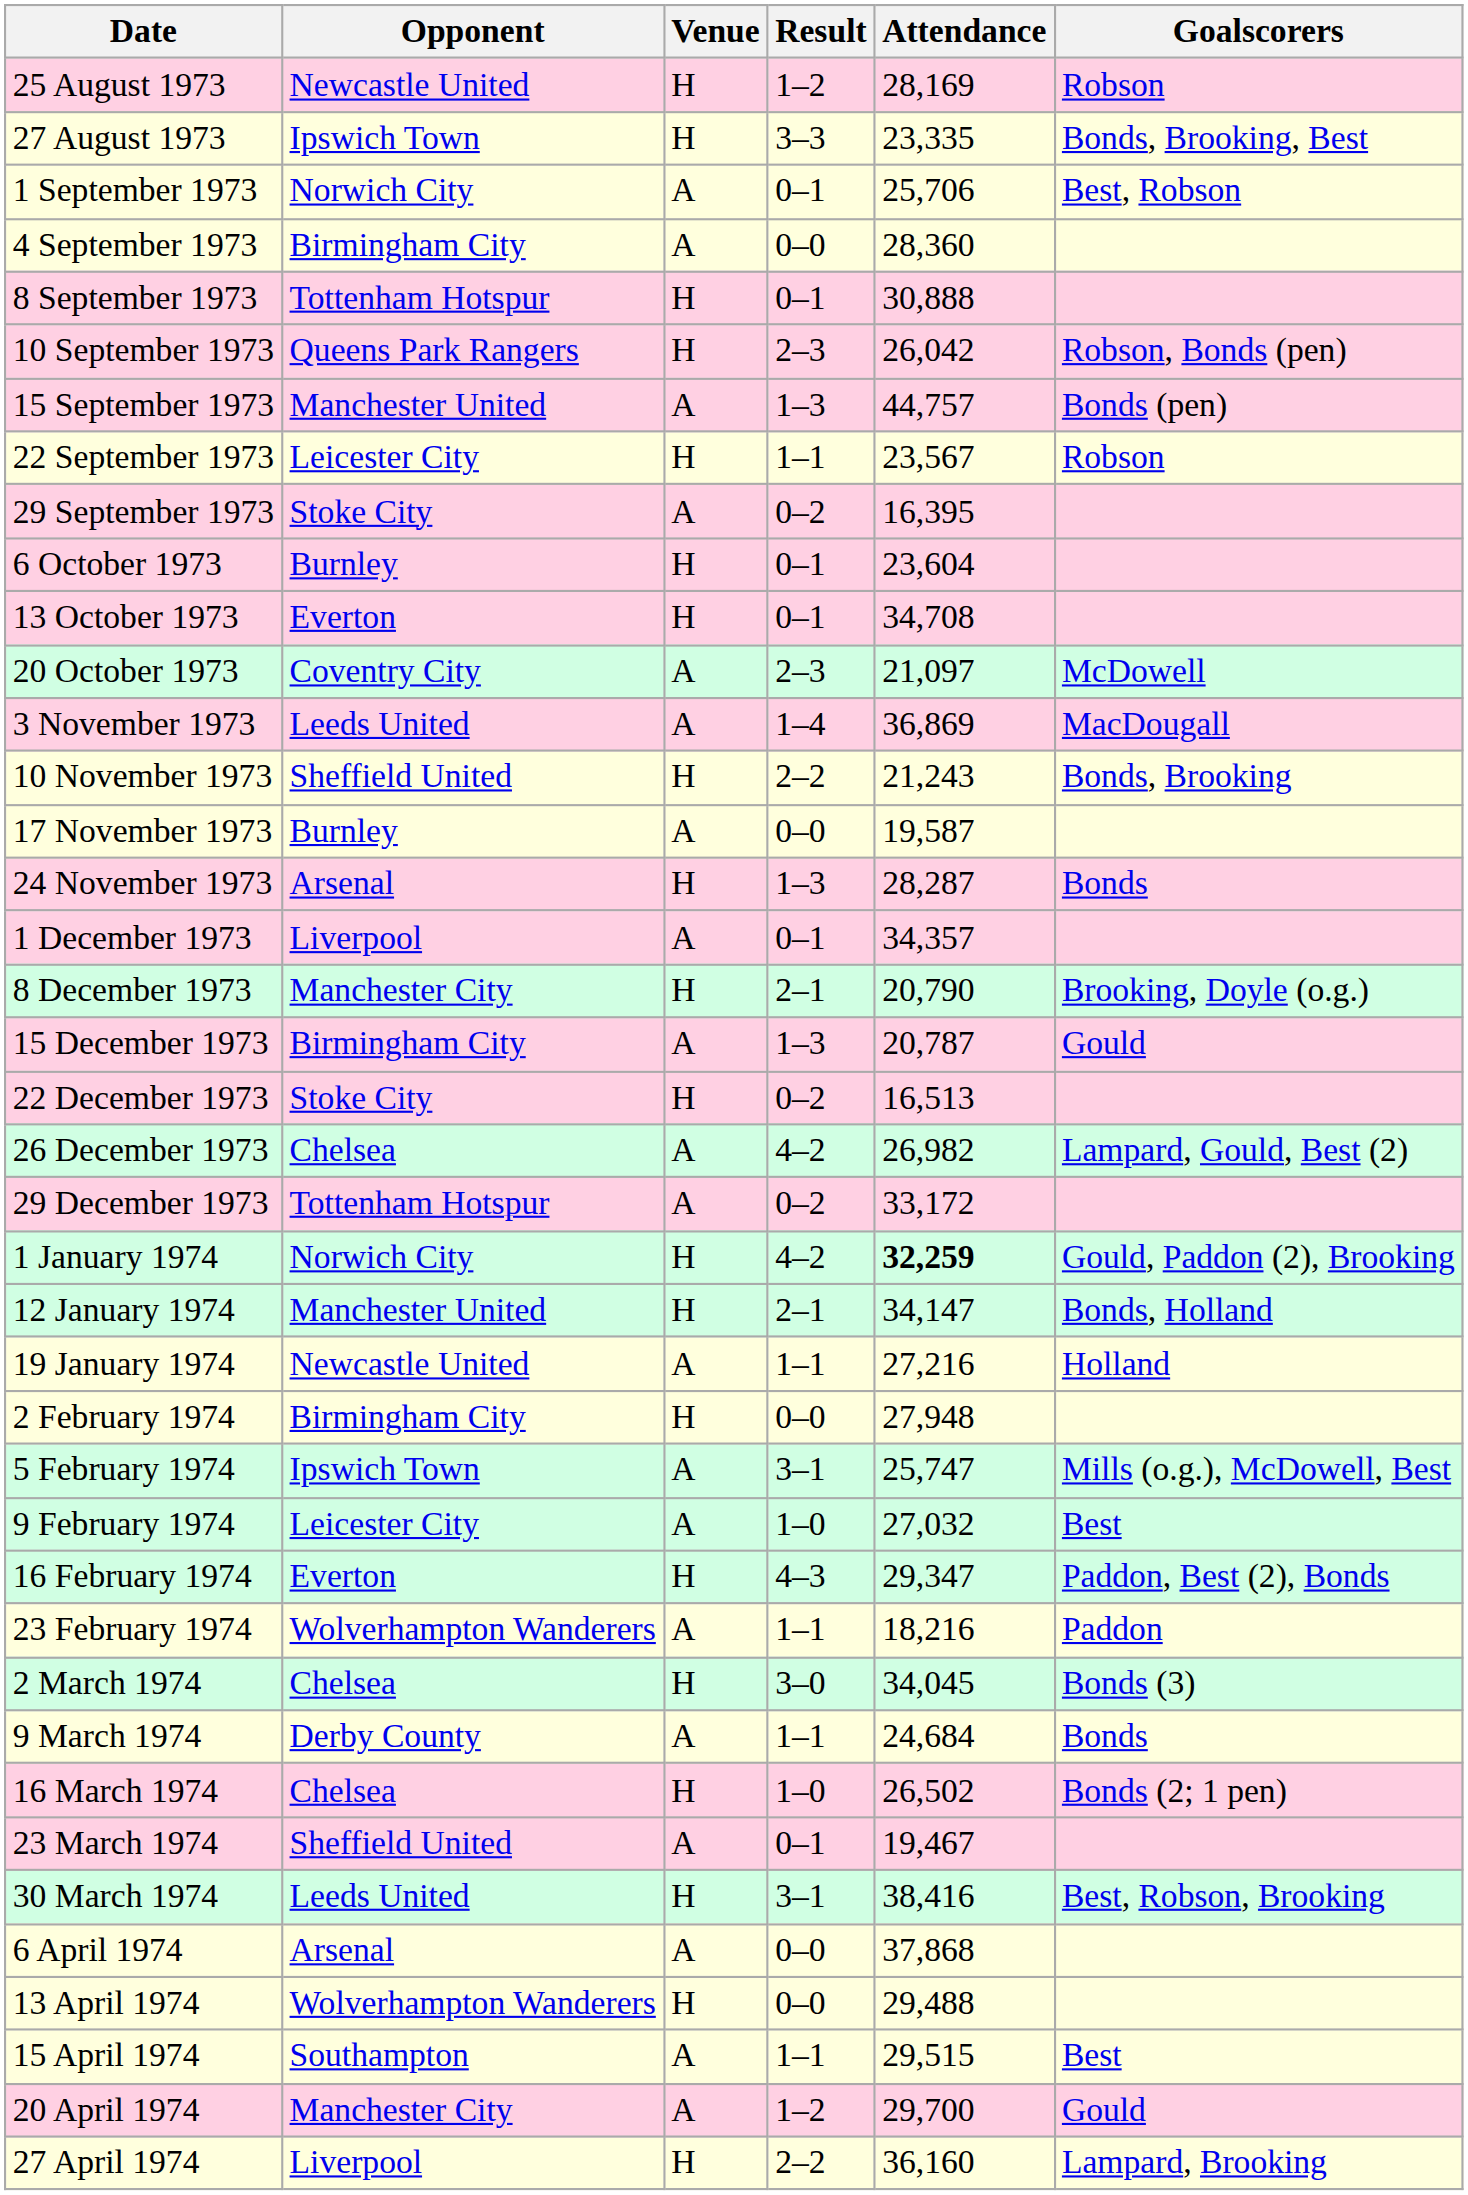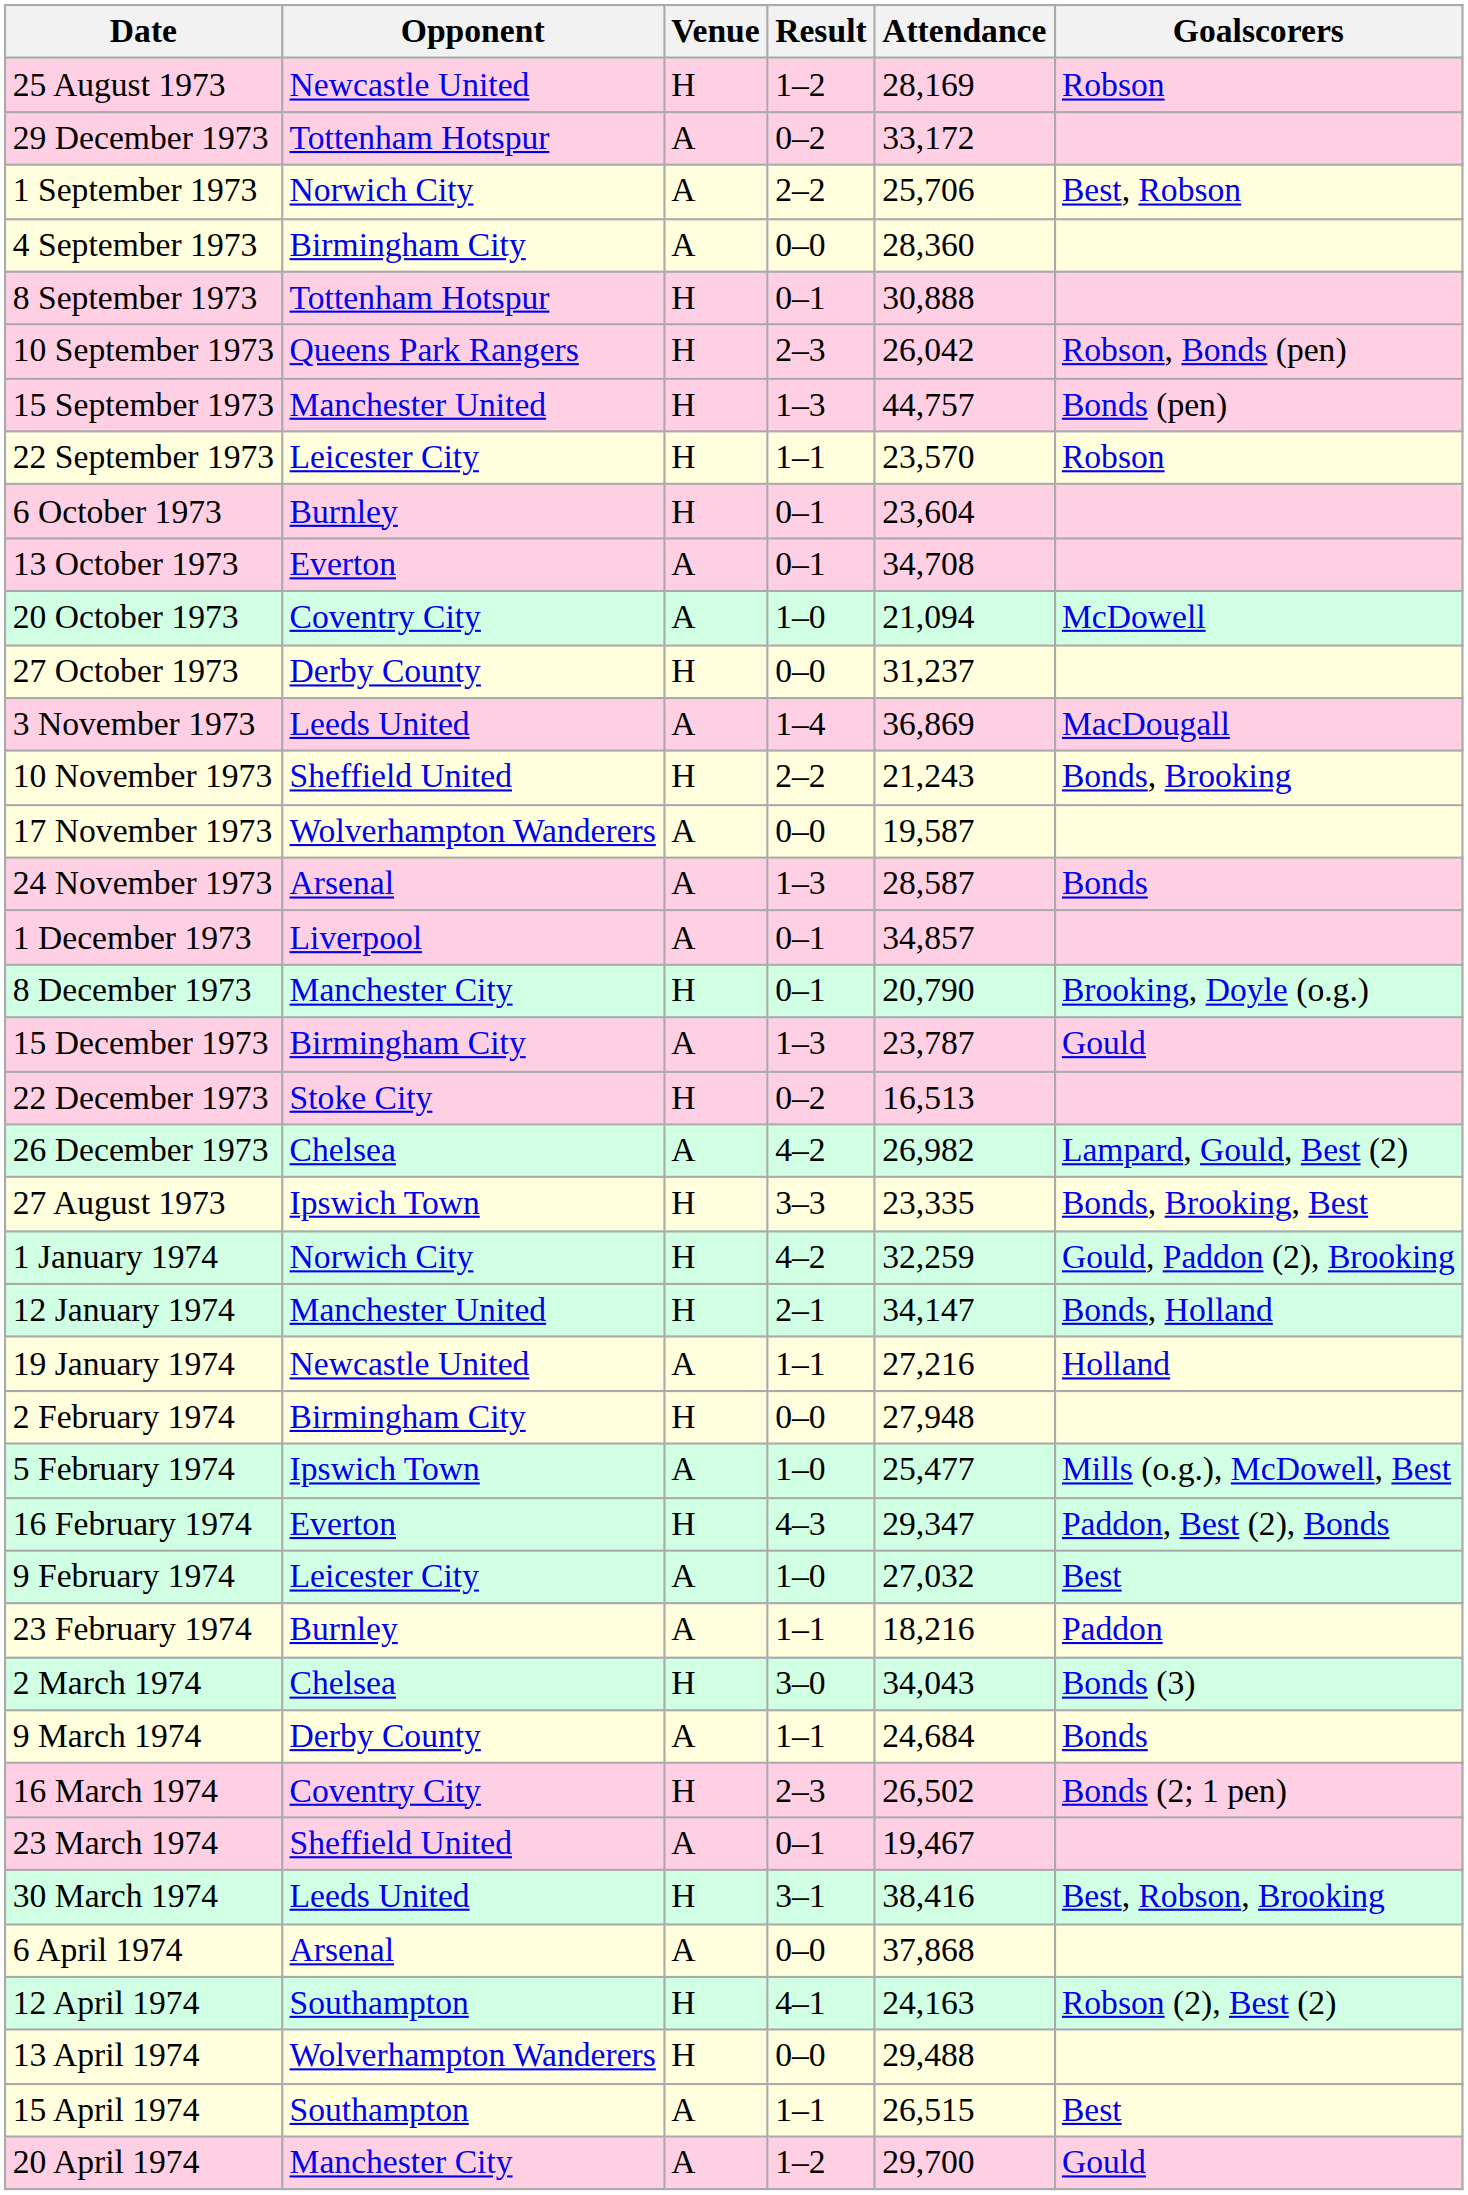rows swapped: (119, 137) <-> (141, 1203)
(800, 191) 0–1 -> (800, 191) 2–2
(683, 404) A -> (683, 404) H
(928, 457) 23,567 -> (928, 457) 23,570
- row: (143, 510)
(683, 617) H -> (683, 564) A
(800, 670) 2–3 -> (800, 617) 1–0
(928, 670) 21,097 -> (928, 617) 21,094
+ row: (126, 670)
(344, 830) Burnley -> (473, 830) Wolverhampton Wanderers
(683, 883) H -> (683, 883) A
(928, 883) 28,287 -> (928, 883) 28,587
(928, 937) 34,357 -> (928, 937) 34,857
(800, 990) 2–1 -> (800, 990) 0–1
(928, 1043) 20,787 -> (928, 1043) 23,787
(928, 1256) bold -> (928, 1256) normal
(800, 1469) 3–1 -> (800, 1469) 1–0
(928, 1469) 25,747 -> (928, 1469) 25,477
rows swapped: (124, 1523) <-> (132, 1576)
(473, 1629) Wolverhampton Wanderers -> (344, 1629) Burnley
(928, 1683) 34,045 -> (928, 1683) 34,043
(343, 1789) Chelsea -> (385, 1789) Coventry City
(800, 1789) 1–0 -> (800, 1789) 2–3
+ row: (106, 2002)
(928, 2056) 29,515 -> (928, 2109) 26,515
- row: (106, 2162)
